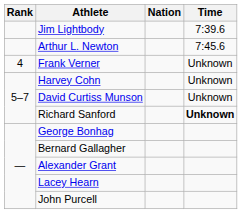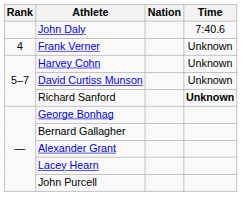- row: (71, 30)
+ row: (62, 30)
- row: (78, 47)
